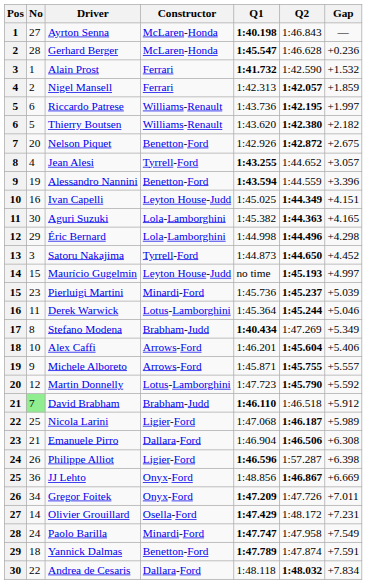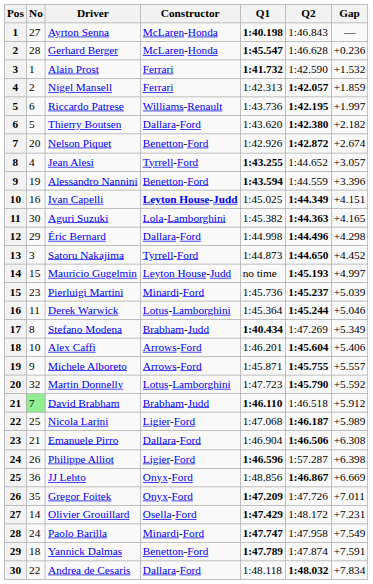(183, 125) Williams-Renault -> (172, 125) Dallara-Ford
(343, 143) +2.675 -> (350, 143) +2.674
(187, 199) normal -> (190, 199) bold
(184, 236) Lola-Lamborghini -> (172, 236) Dallara-Ford
(35, 384) 12 -> (35, 384) 32
(35, 496) 34 -> (35, 496) 35
